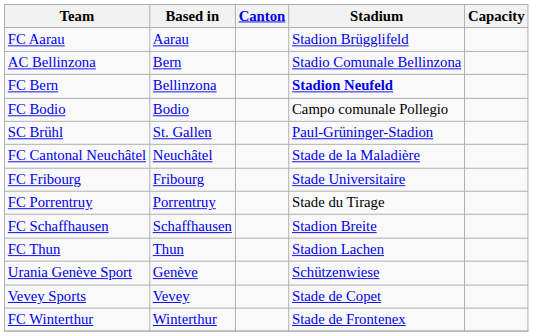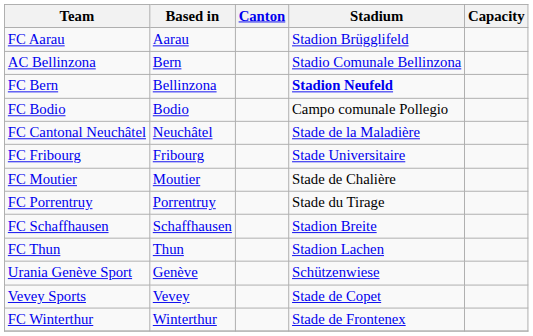- row: (35, 132)
+ row: (42, 179)
